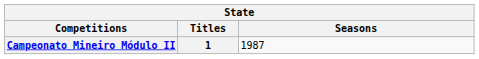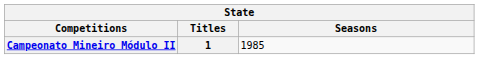(253, 45) 1987 -> (253, 45) 1985
